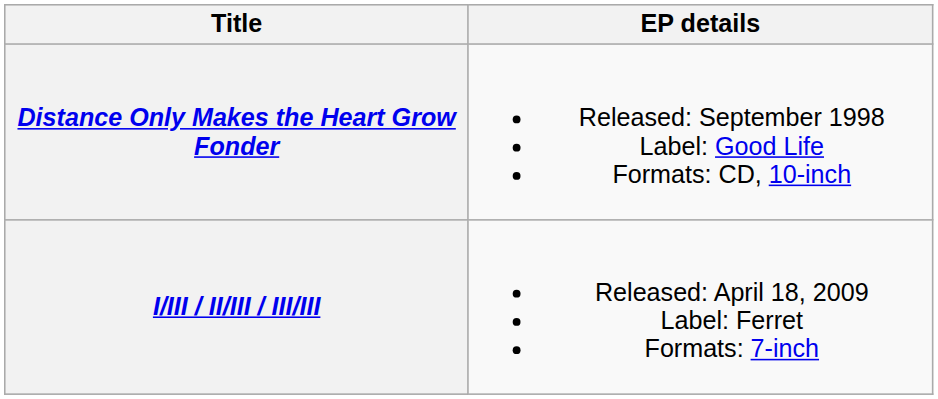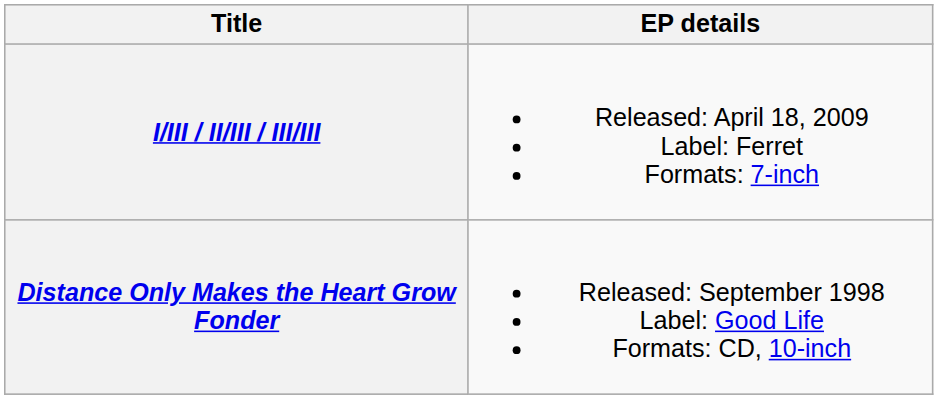rows swapped: (237, 131) <-> (237, 306)
